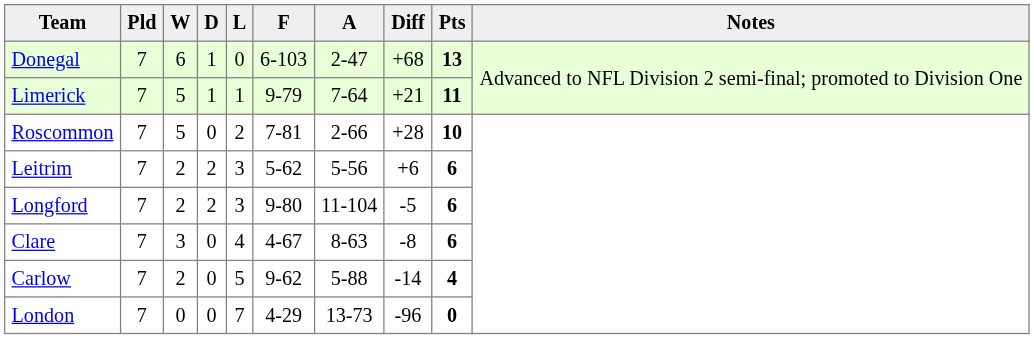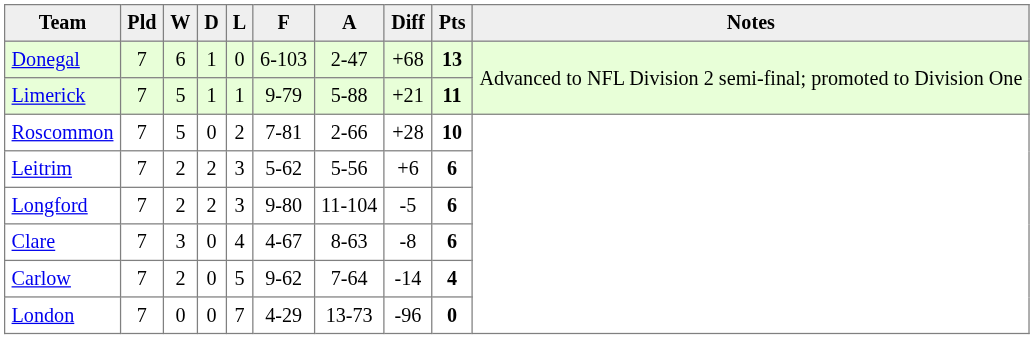(349, 95) 7-64 -> (349, 95) 5-88
(349, 278) 5-88 -> (349, 278) 7-64
